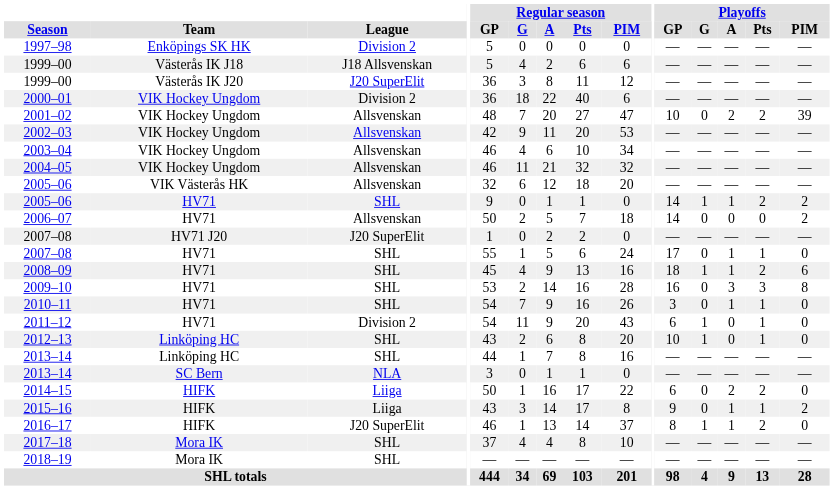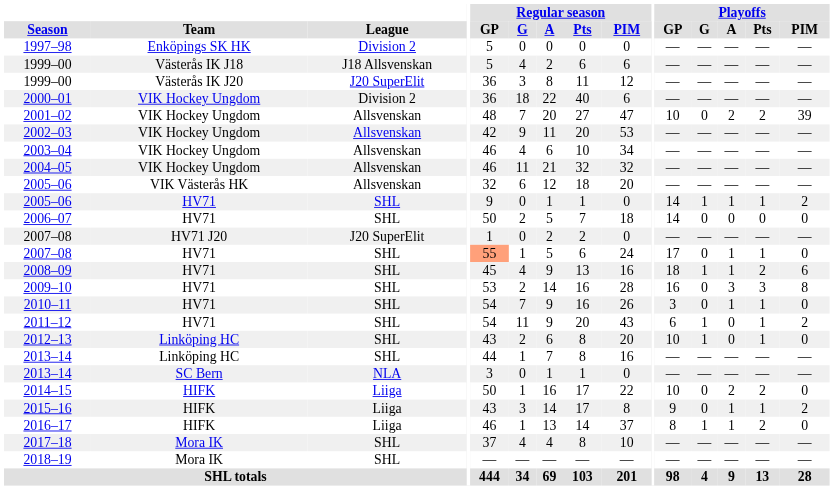(762, 201) 2 -> (762, 201) 1
(387, 219) Allsvenskan -> (387, 219) SHL
(805, 219) 2 -> (805, 219) 0
(489, 253) no background -> (489, 253) lightsalmon background
(387, 322) Division 2 -> (387, 322) SHL
(805, 322) 0 -> (805, 322) 2
(673, 391) 6 -> (673, 391) 10
(387, 425) J20 SuperElit -> (387, 425) Liiga
